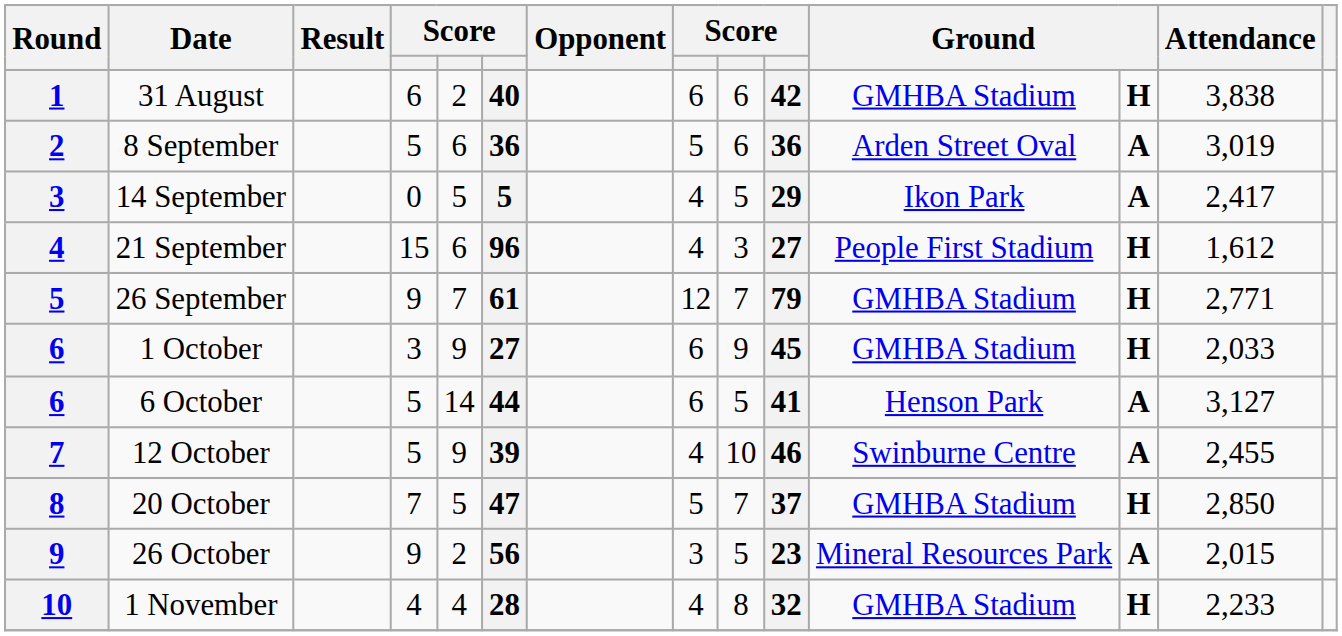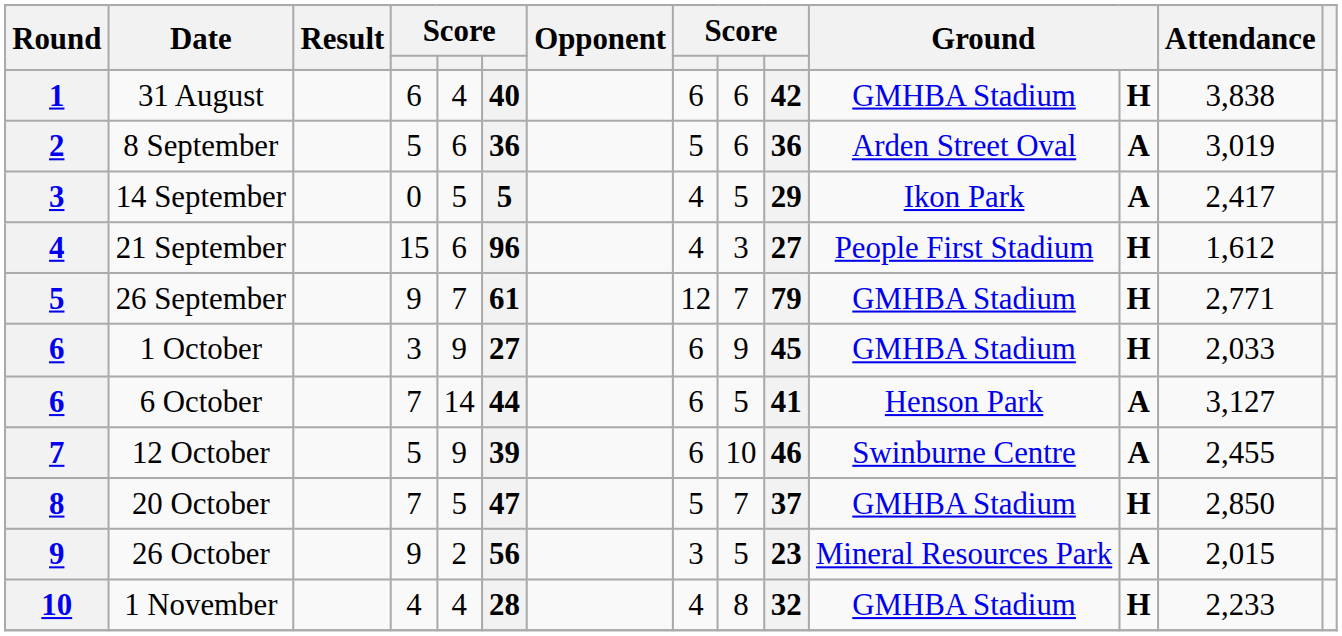(459, 95) 2 -> (459, 95) 4
(414, 400) 5 -> (414, 400) 7
(696, 451) 4 -> (696, 451) 6
